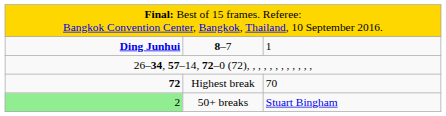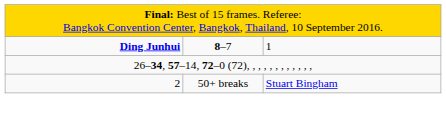- row: (223, 83)
(177, 102) lightgreen background -> (177, 83) no background
